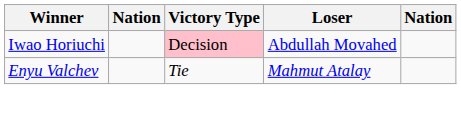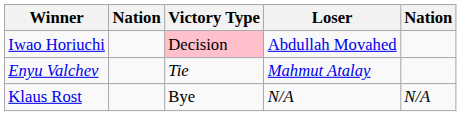+ row: (45, 96)
